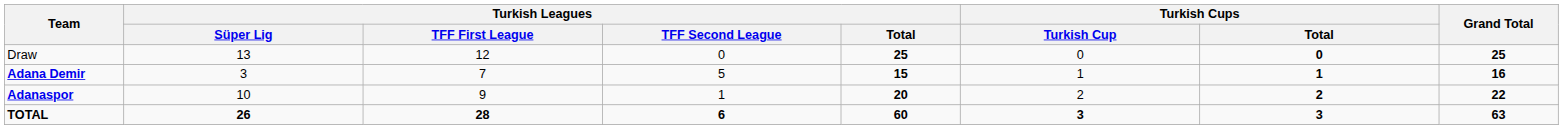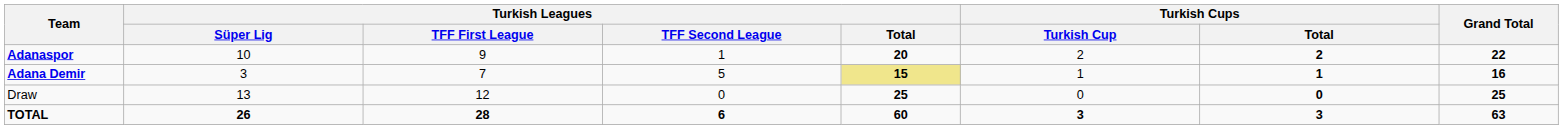rows swapped: (40, 94) <-> (22, 54)
(901, 74) no background -> (901, 74) khaki background
